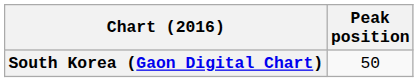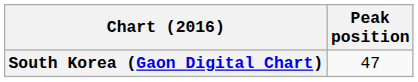(370, 64) 50 -> (370, 64) 47
